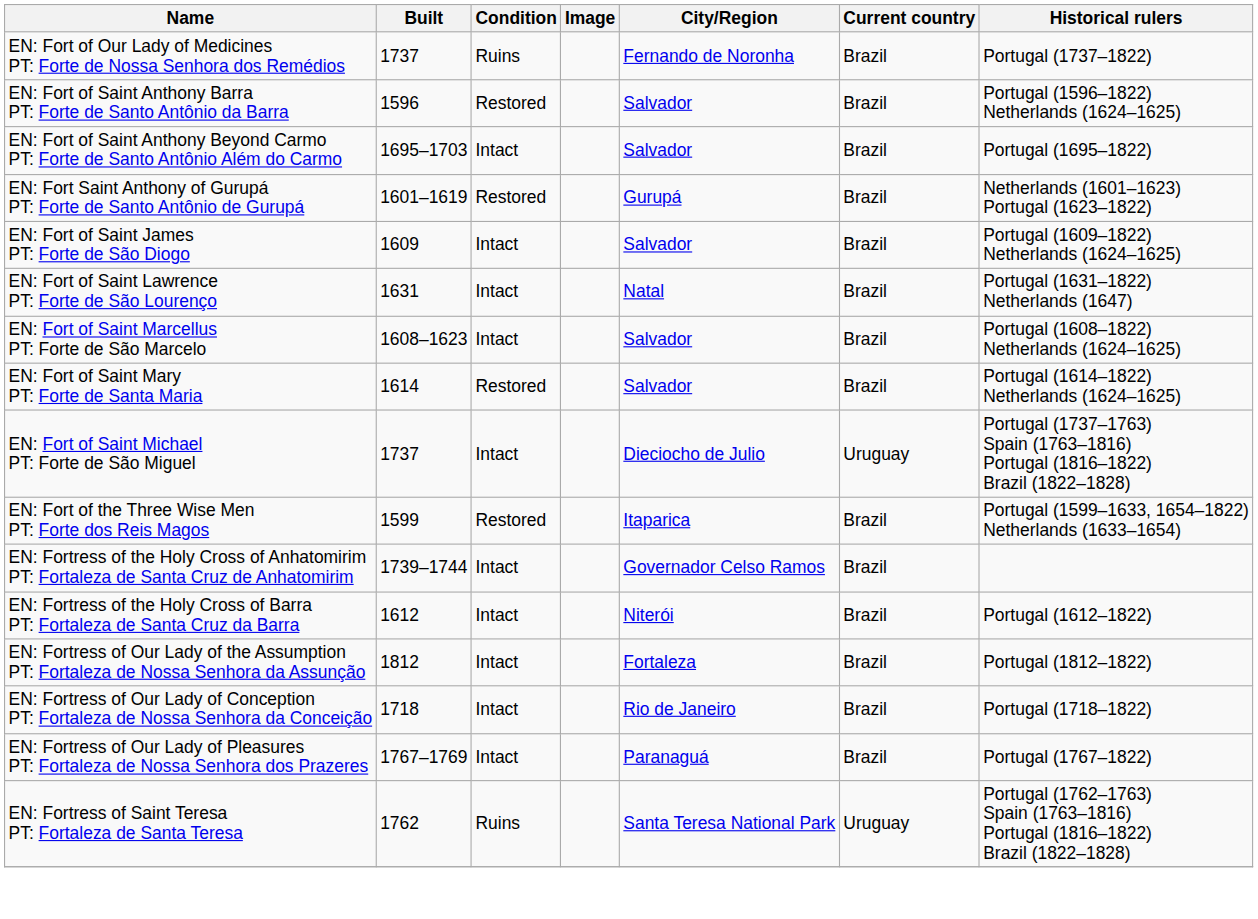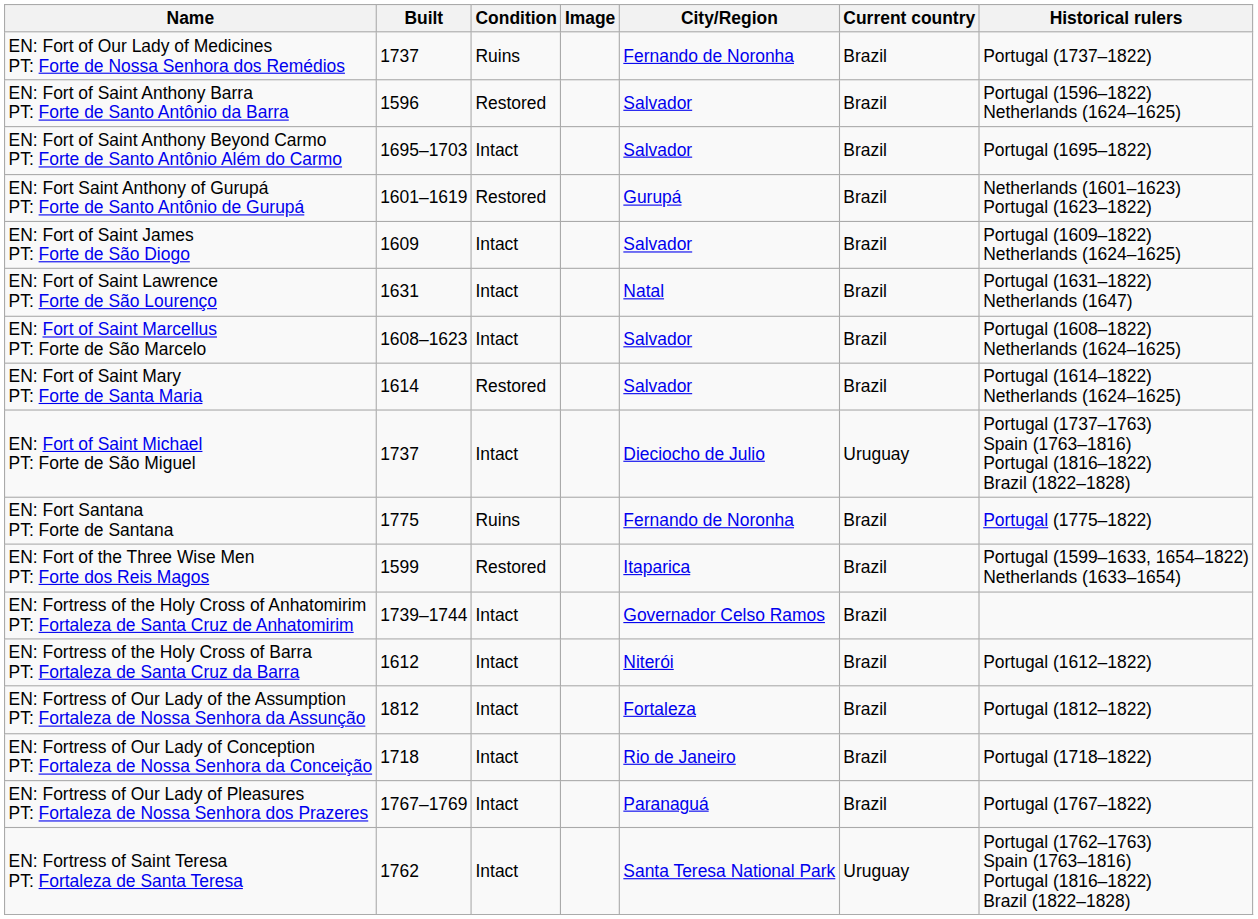+ row: (91, 520)
(498, 823) Ruins -> (497, 871) Intact
